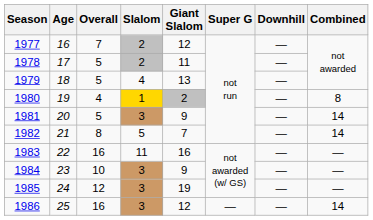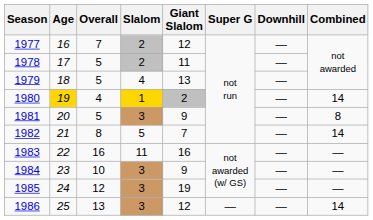(63, 98) no background -> (63, 98) gold background
(338, 98) 8 -> (338, 98) 14
(338, 116) 14 -> (338, 116) 8
(99, 206) 16 -> (99, 206) 13
